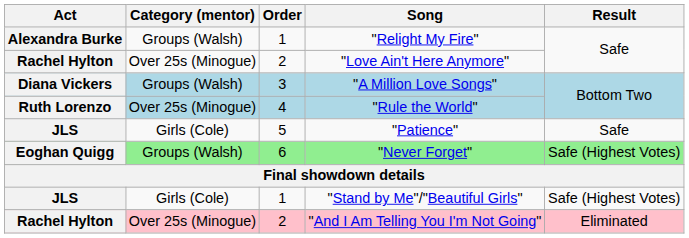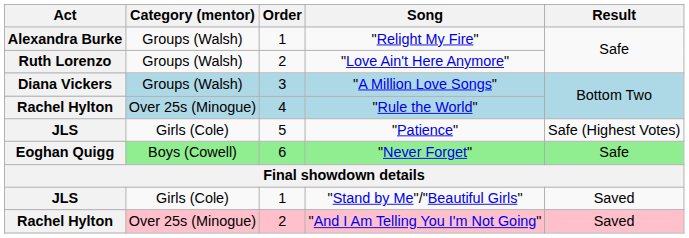(65, 61) Rachel Hylton -> (65, 61) Ruth Lorenzo
(192, 61) Over 25s (Minogue) -> (192, 61) Groups (Walsh)
(65, 107) Ruth Lorenzo -> (65, 107) Rachel Hylton
(614, 130) Safe -> (614, 130) Safe (Highest Votes)
(192, 152) Groups (Walsh) -> (192, 152) Boys (Cowell)
(614, 152) Safe (Highest Votes) -> (614, 152) Safe
(614, 198) Safe (Highest Votes) -> (614, 198) Saved
(614, 221) Eliminated -> (614, 221) Saved
